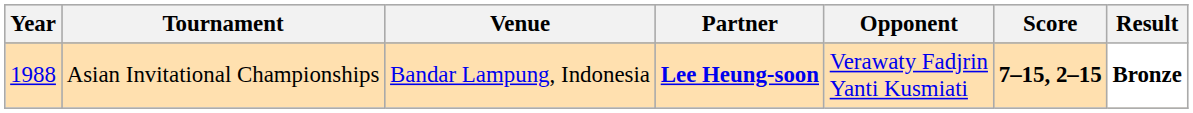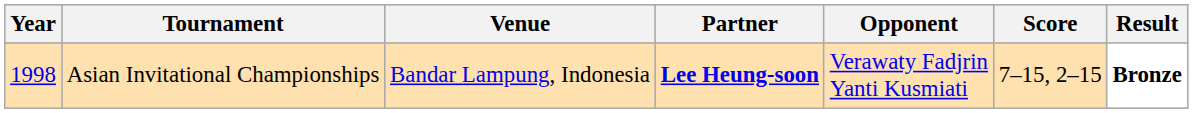(33, 75) 1988 -> (33, 75) 1998
(1050, 75) bold -> (1050, 75) normal
